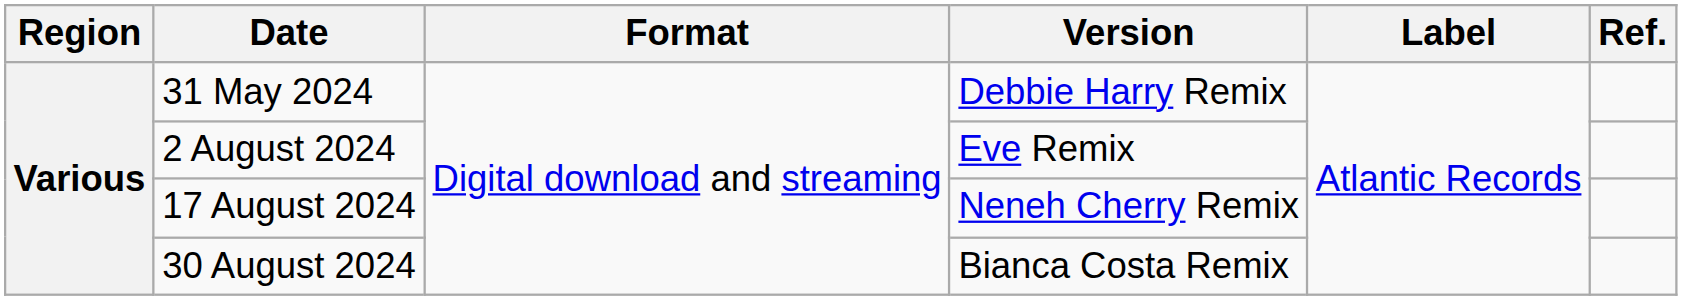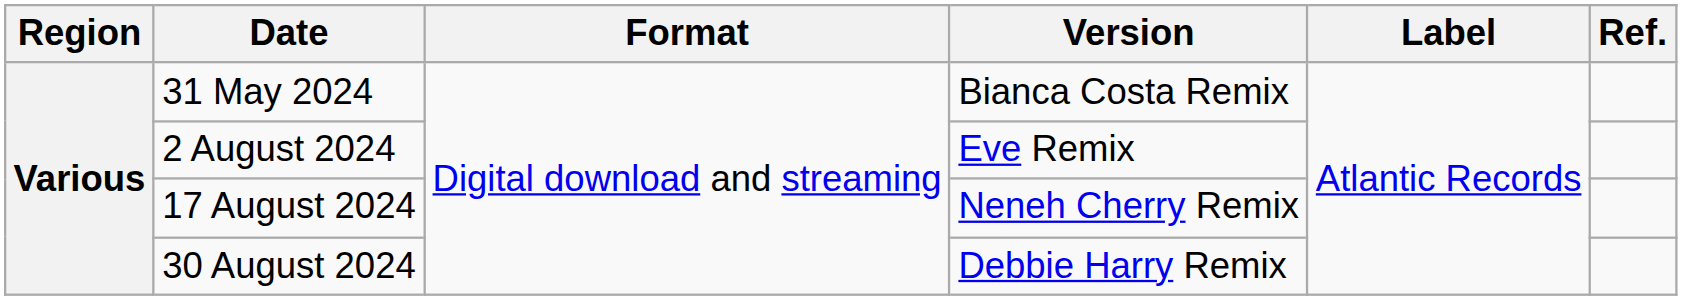(1123, 91) Debbie Harry Remix -> (1124, 91) Bianca Costa Remix
(1124, 264) Bianca Costa Remix -> (1123, 264) Debbie Harry Remix
